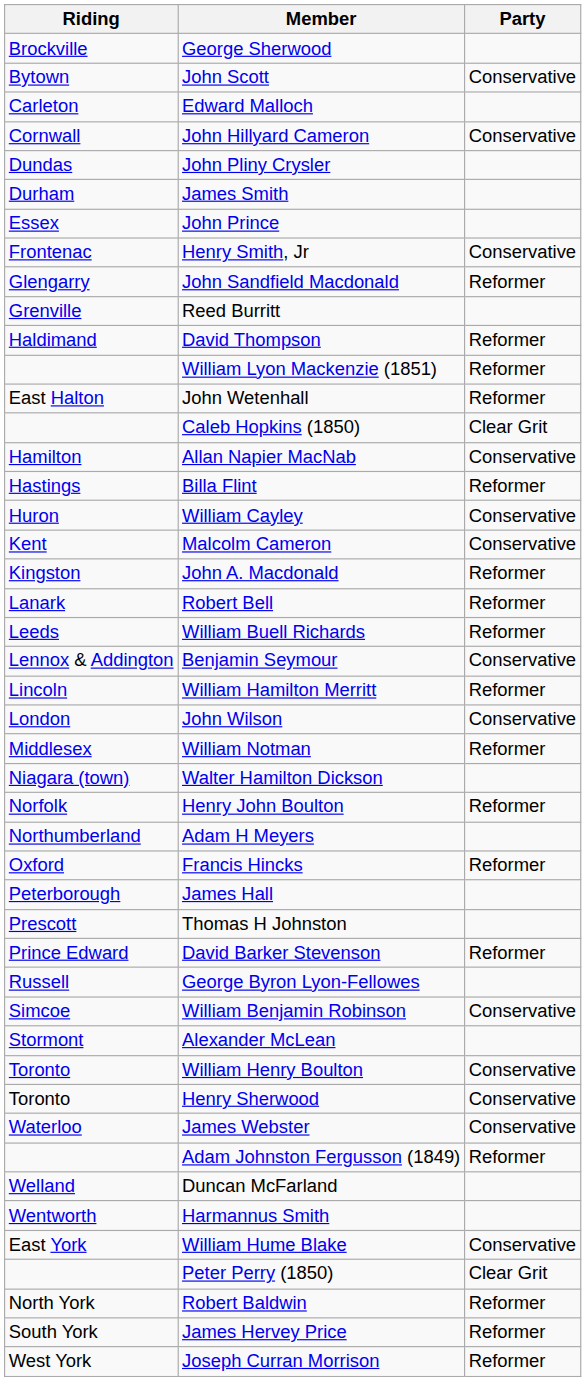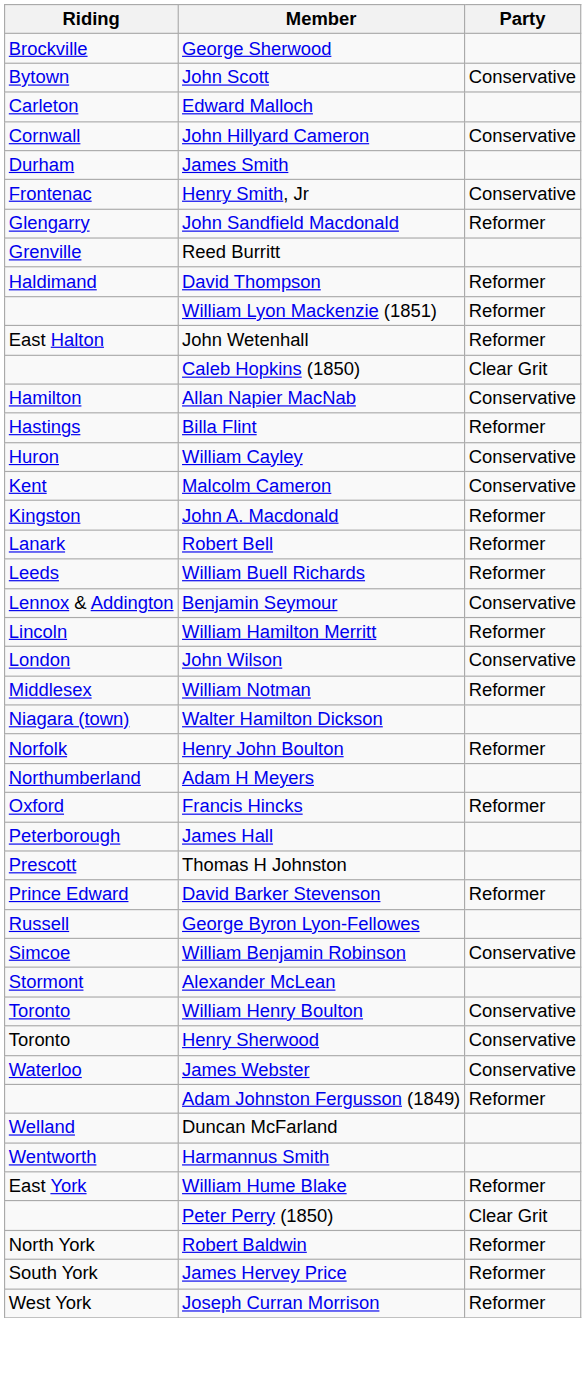- row: (256, 164)
- row: (231, 223)
(522, 1244) Conservative -> (507, 1186) Reformer
